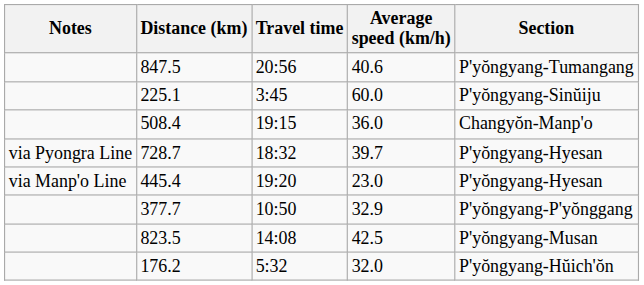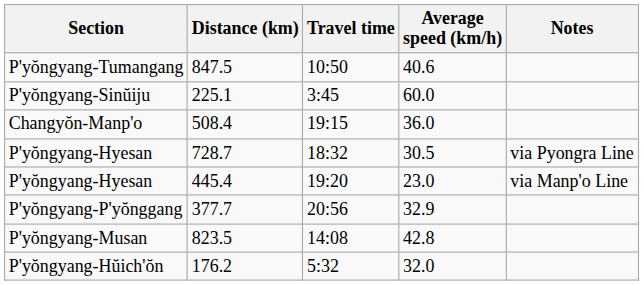columns swapped: (546, 28) <-> (70, 28)
(276, 67) 20:56 -> (327, 67) 10:50
(367, 152) 39.7 -> (419, 152) 30.5
(276, 209) 10:50 -> (327, 209) 20:56
(367, 237) 42.5 -> (419, 237) 42.8
